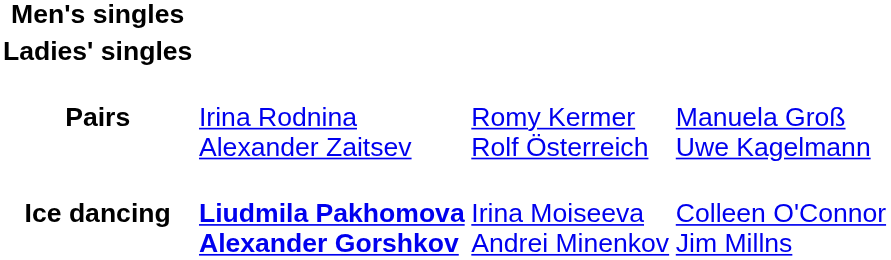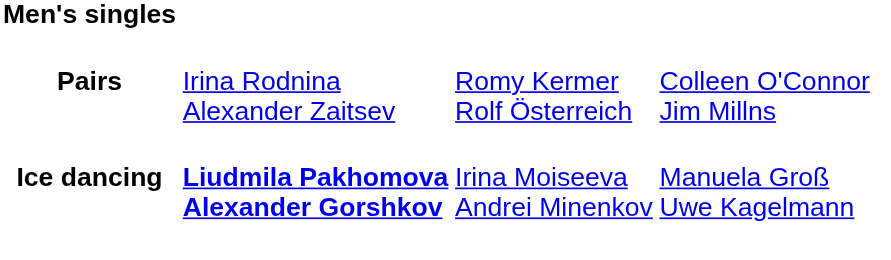- row: (98, 51)
(773, 132) Manuela Groß Uwe Kagelmann -> (765, 95) Colleen O'Connor Jim Millns
(781, 228) Colleen O'Connor Jim Millns -> (757, 192) Manuela Groß Uwe Kagelmann
